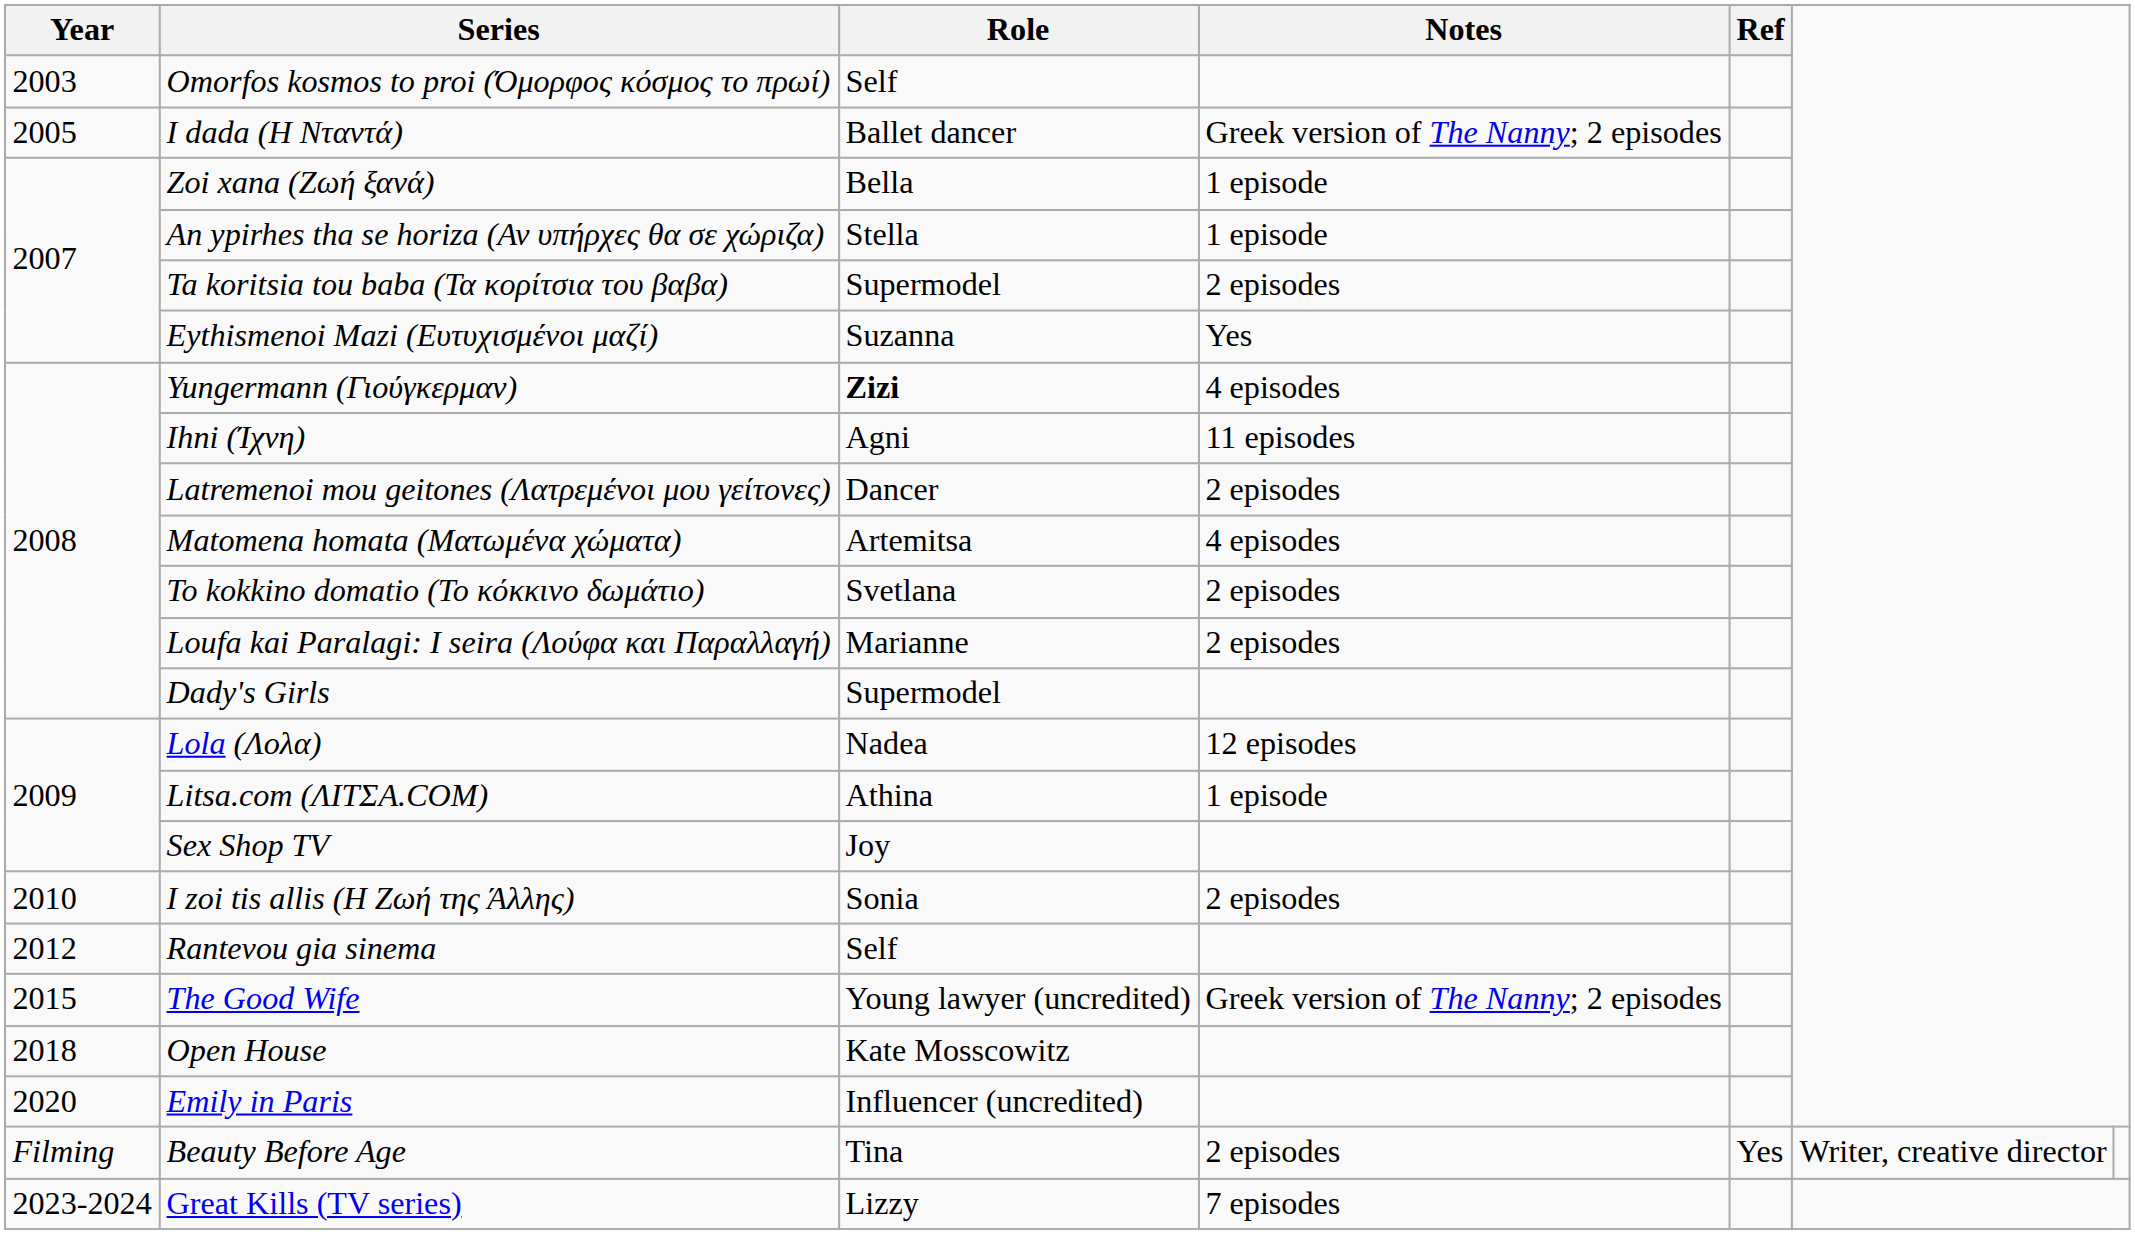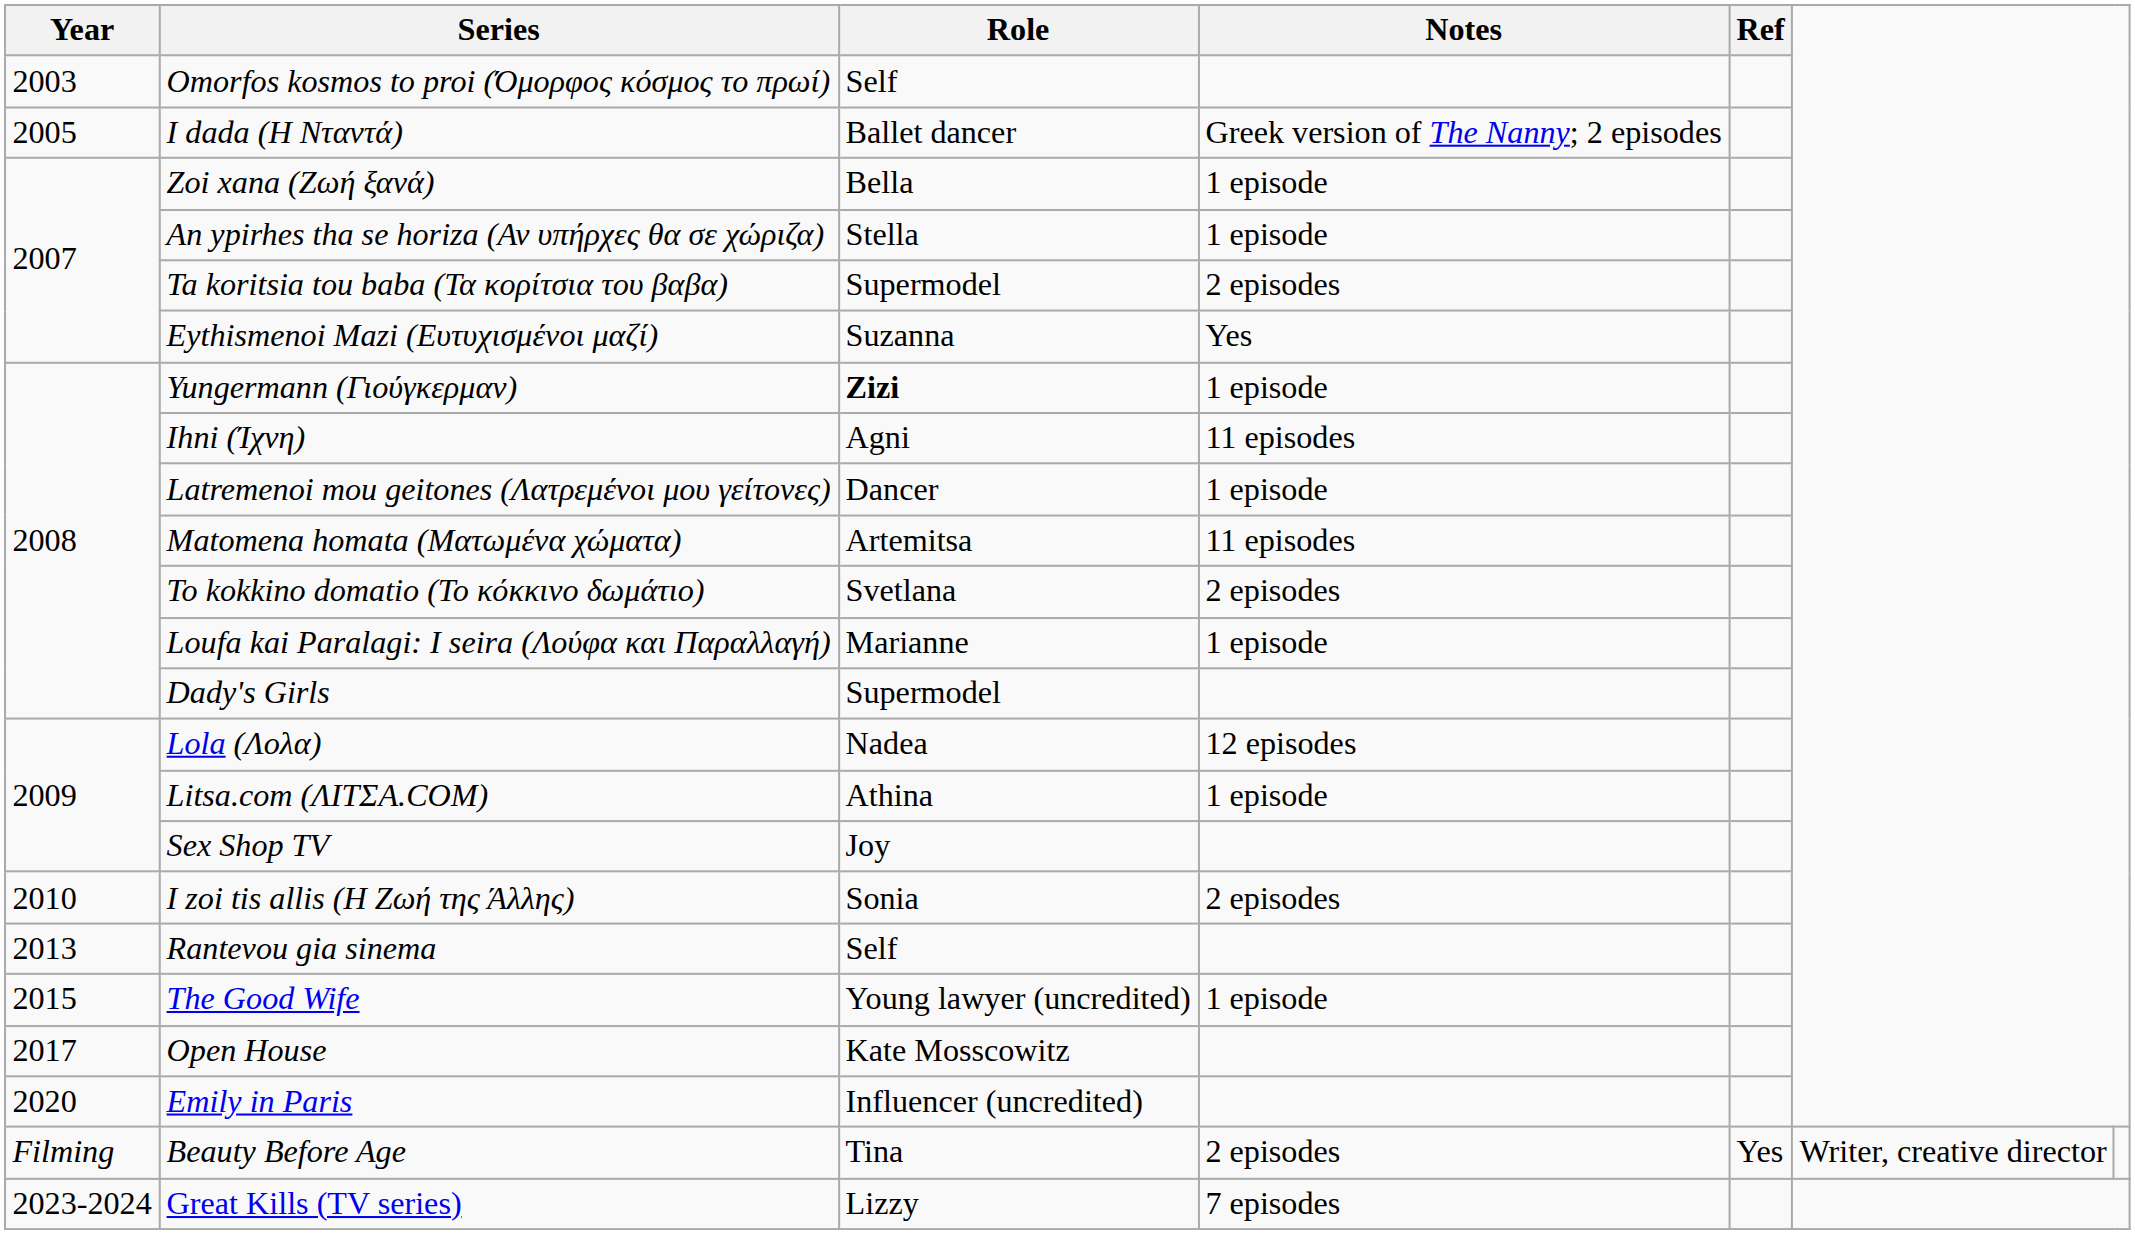(1273, 387) 4 episodes -> (1267, 387) 1 episode
(1273, 489) 2 episodes -> (1267, 489) 1 episode
(1273, 540) 4 episodes -> (1280, 540) 11 episodes
(1273, 642) 2 episodes -> (1267, 642) 1 episode
(45, 948) 2012 -> (45, 948) 2013
(1464, 999) Greek version of The Nanny; 2 episodes -> (1267, 999) 1 episode
(45, 1050) 2018 -> (45, 1050) 2017
